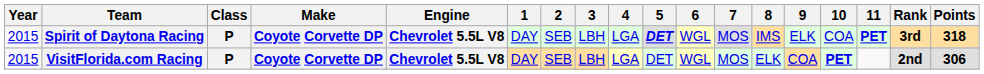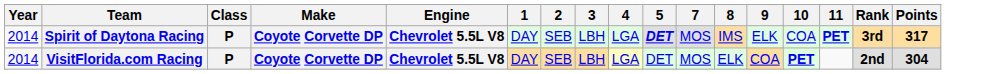- column: (695, 15)
(23, 37) 2015 -> (23, 37) 2014
(955, 37) 318 -> (917, 37) 317
(23, 58) 2015 -> (23, 58) 2014
(955, 58) 306 -> (917, 58) 304
